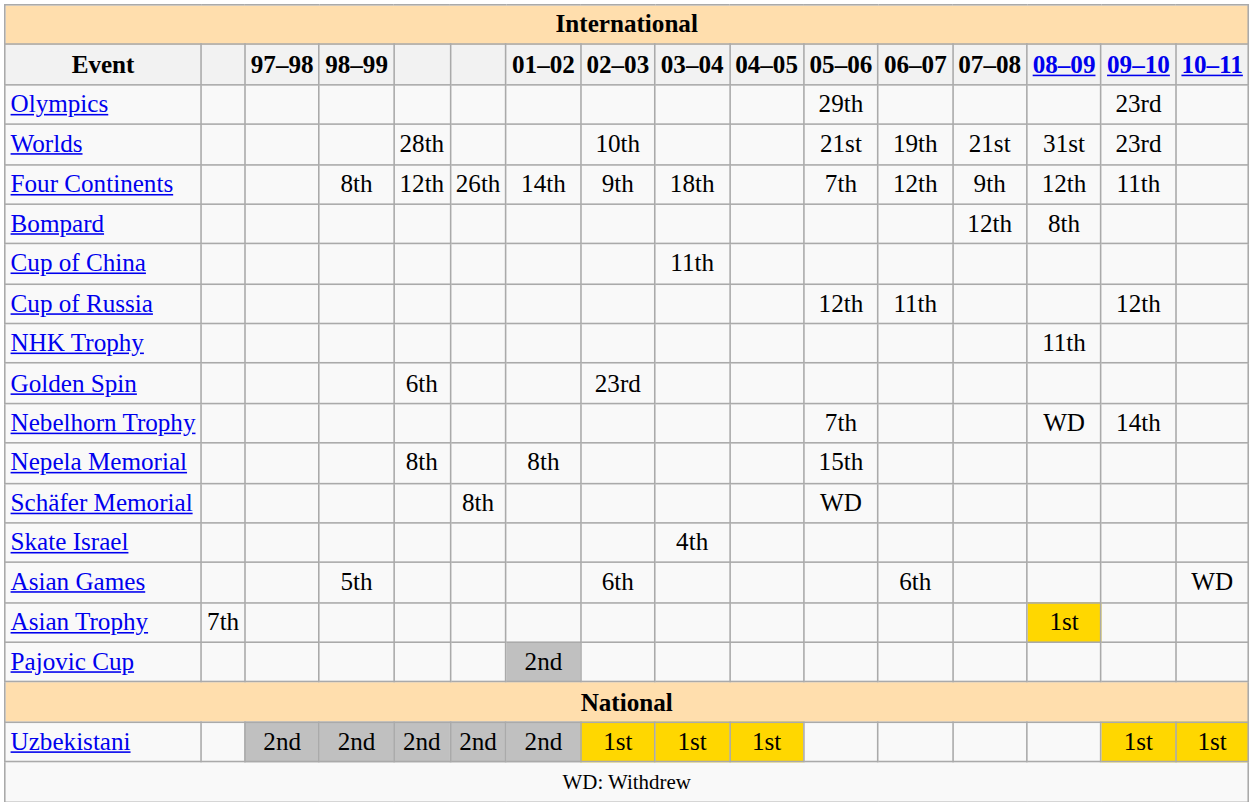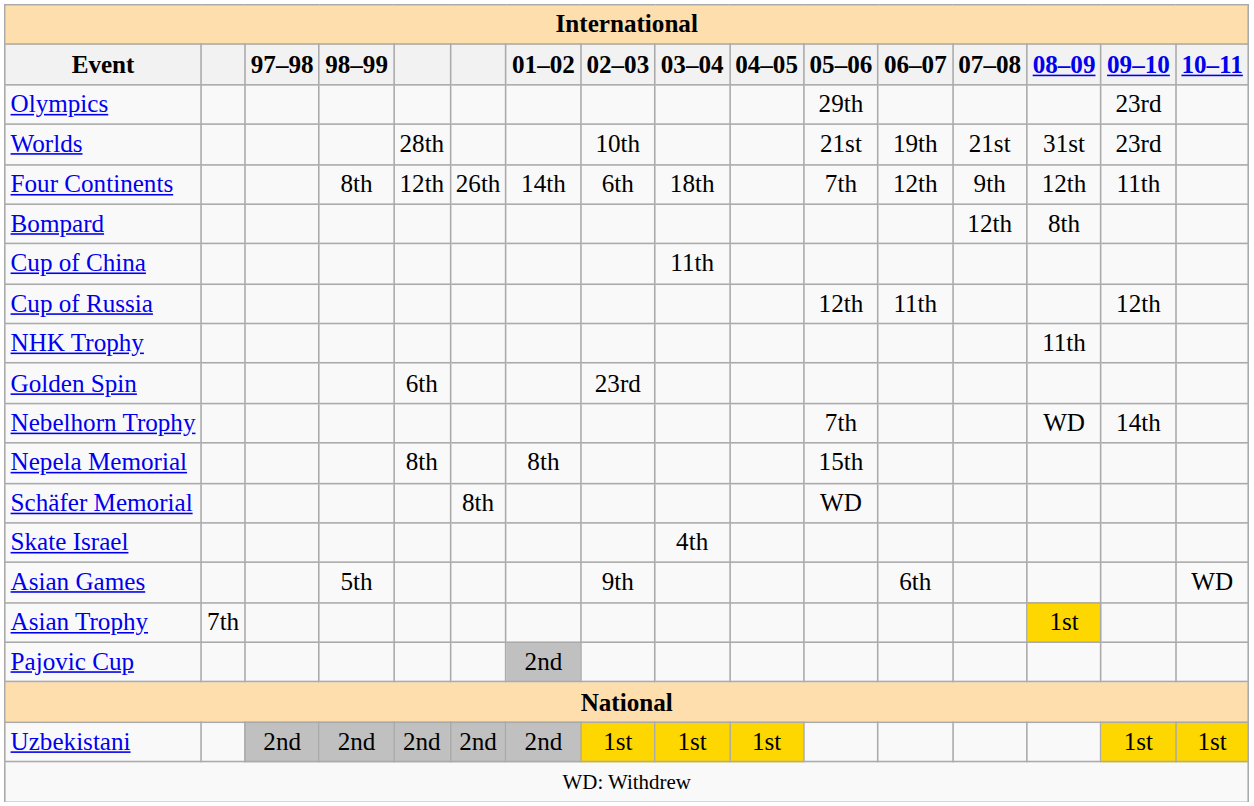(618, 183) 9th -> (618, 183) 6th
(618, 582) 6th -> (618, 582) 9th
